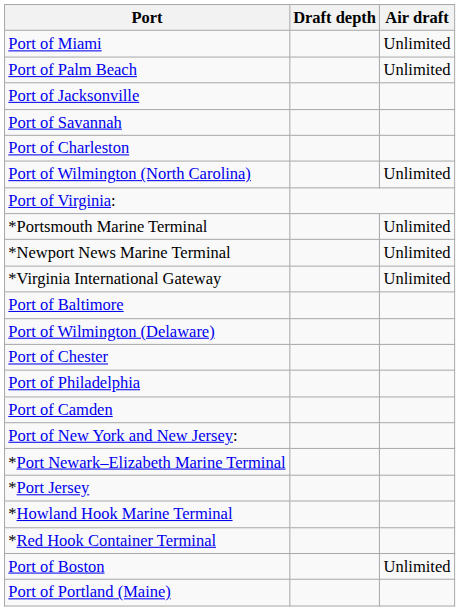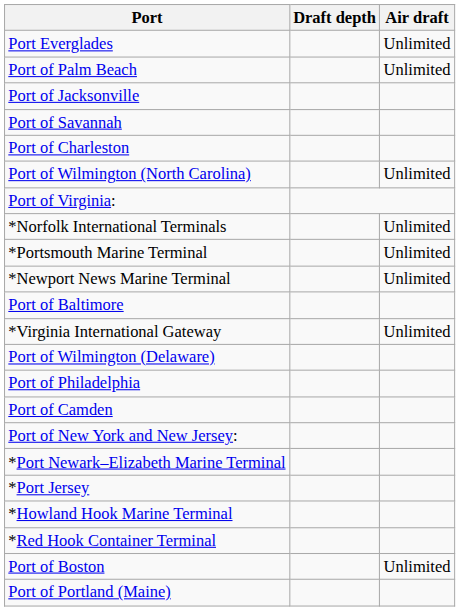- row: (55, 43)
+ row: (61, 43)
+ row: (117, 226)
rows swapped: (115, 278) <-> (66, 305)
- row: (58, 357)
